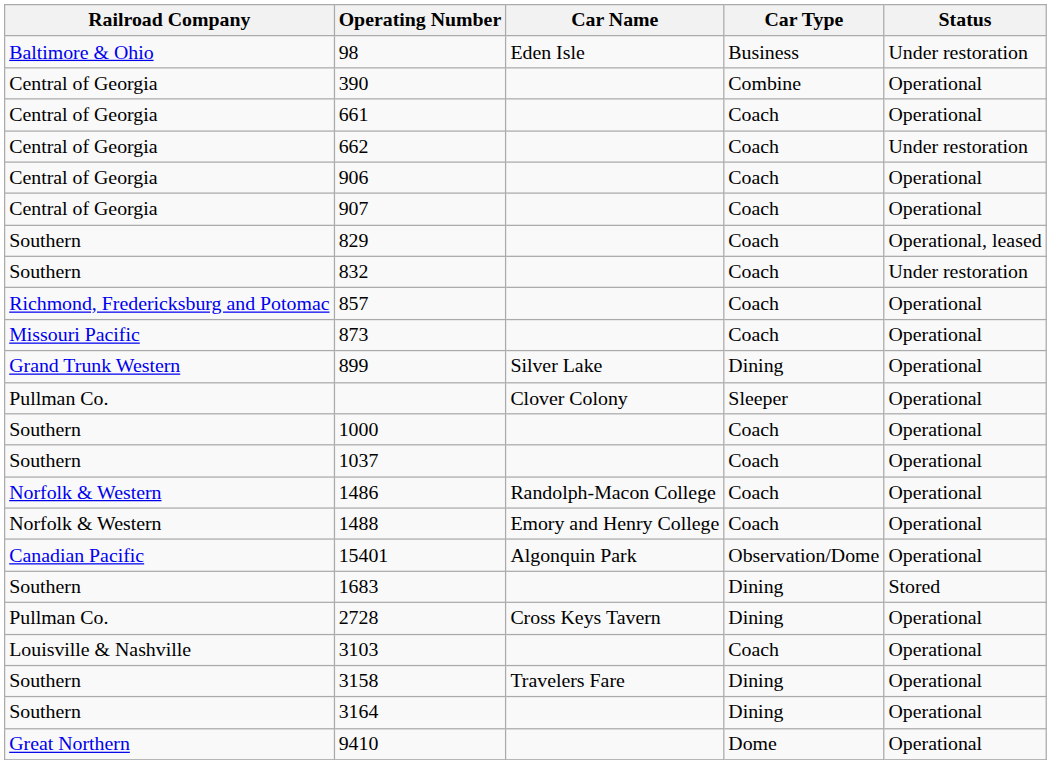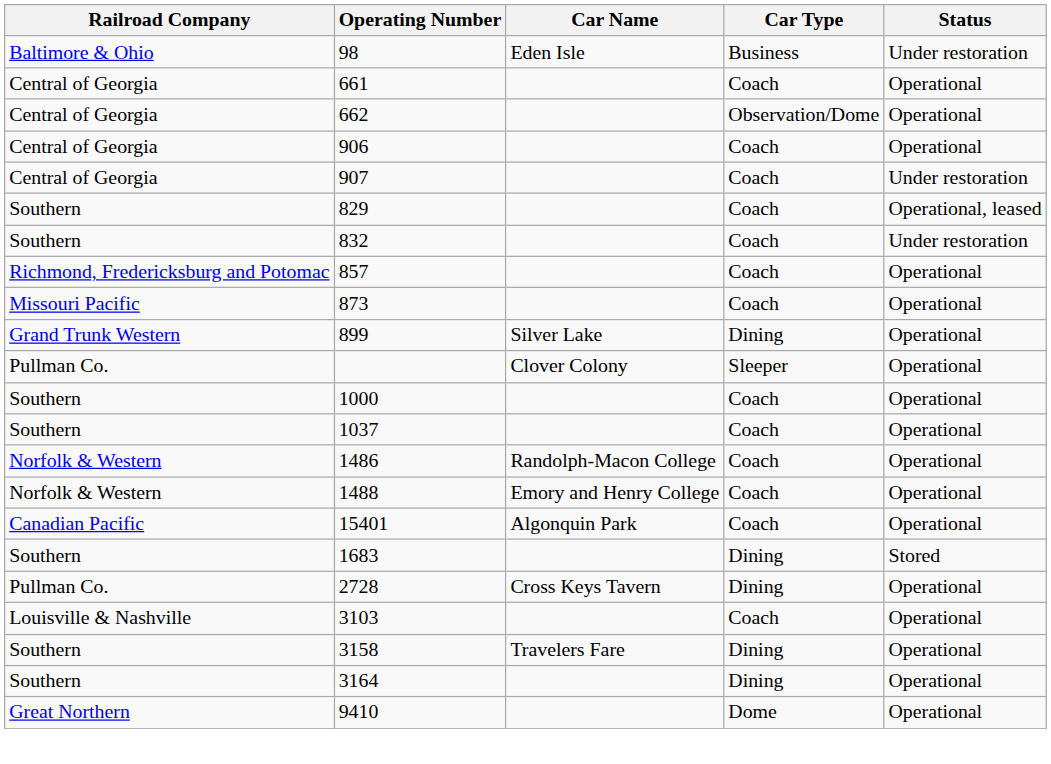- row: (354, 83)
(754, 146) Coach -> (804, 114) Observation/Dome
(958, 146) Under restoration -> (935, 114) Operational
(935, 209) Operational -> (958, 177) Under restoration
(804, 555) Observation/Dome -> (754, 523) Coach
